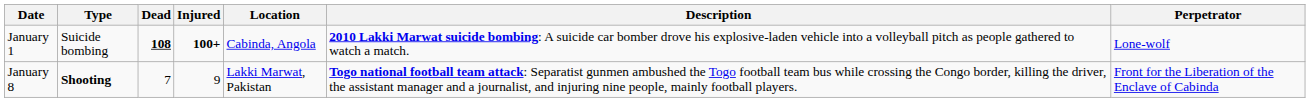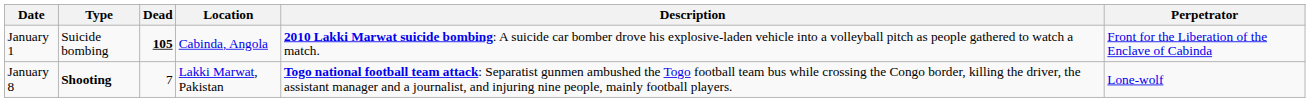- column: (199, 15)
(161, 43) 108 -> (163, 43) 105
(1142, 43) Lone-wolf -> (1187, 43) Front for the Liberation of the Enclave of Cabinda
(1194, 79) Front for the Liberation of the Enclave of Cabinda -> (1135, 79) Lone-wolf
